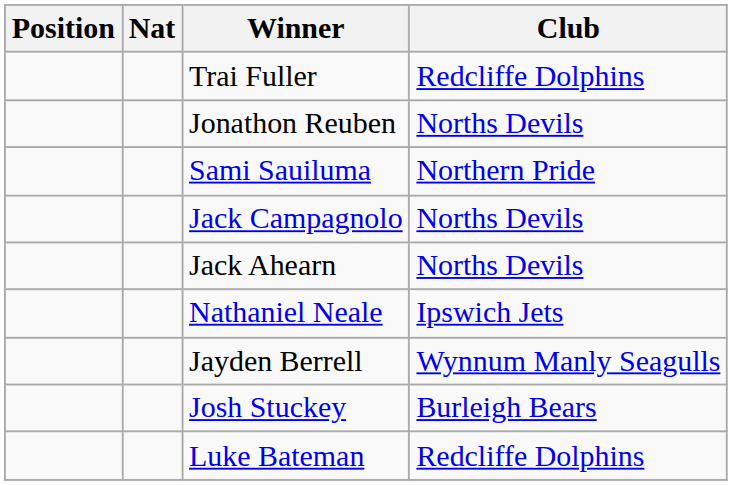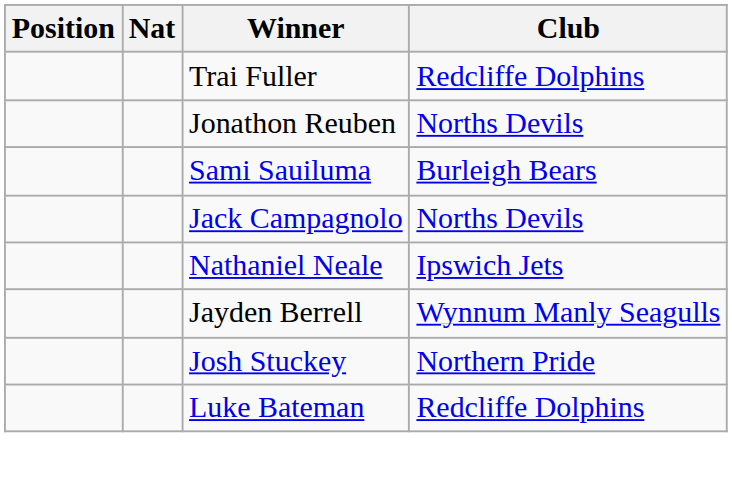(506, 170) Northern Pride -> (507, 170) Burleigh Bears
- row: (263, 265)
(507, 407) Burleigh Bears -> (506, 360) Northern Pride
